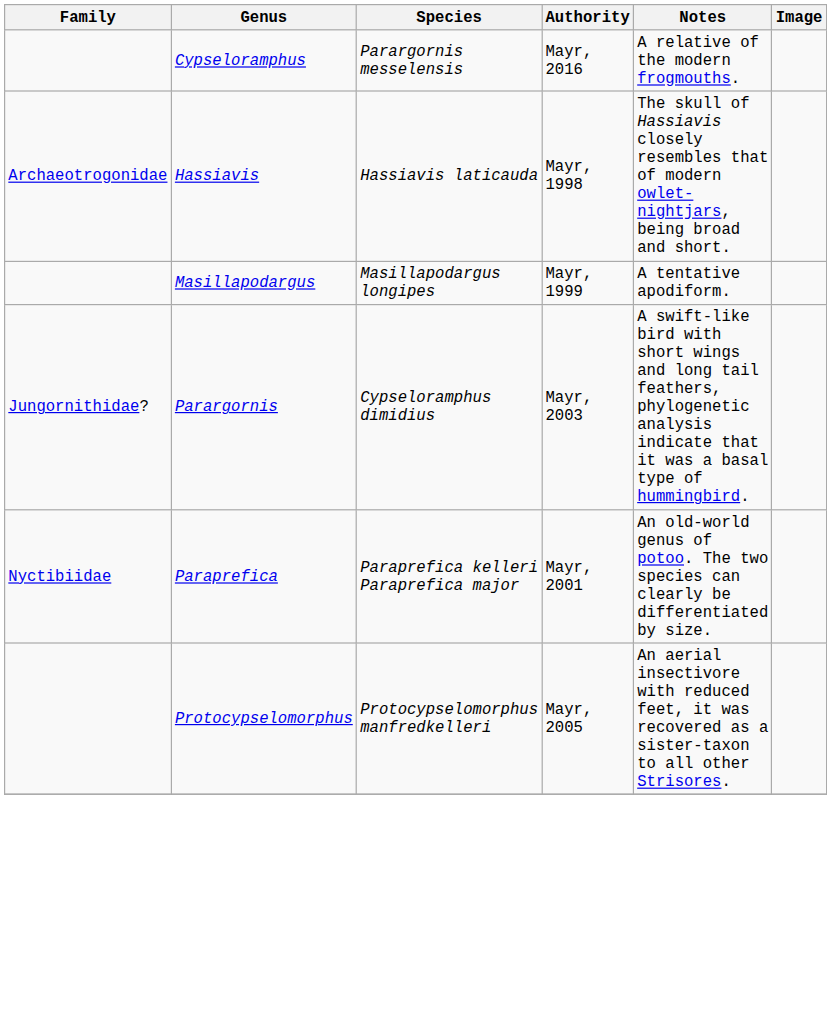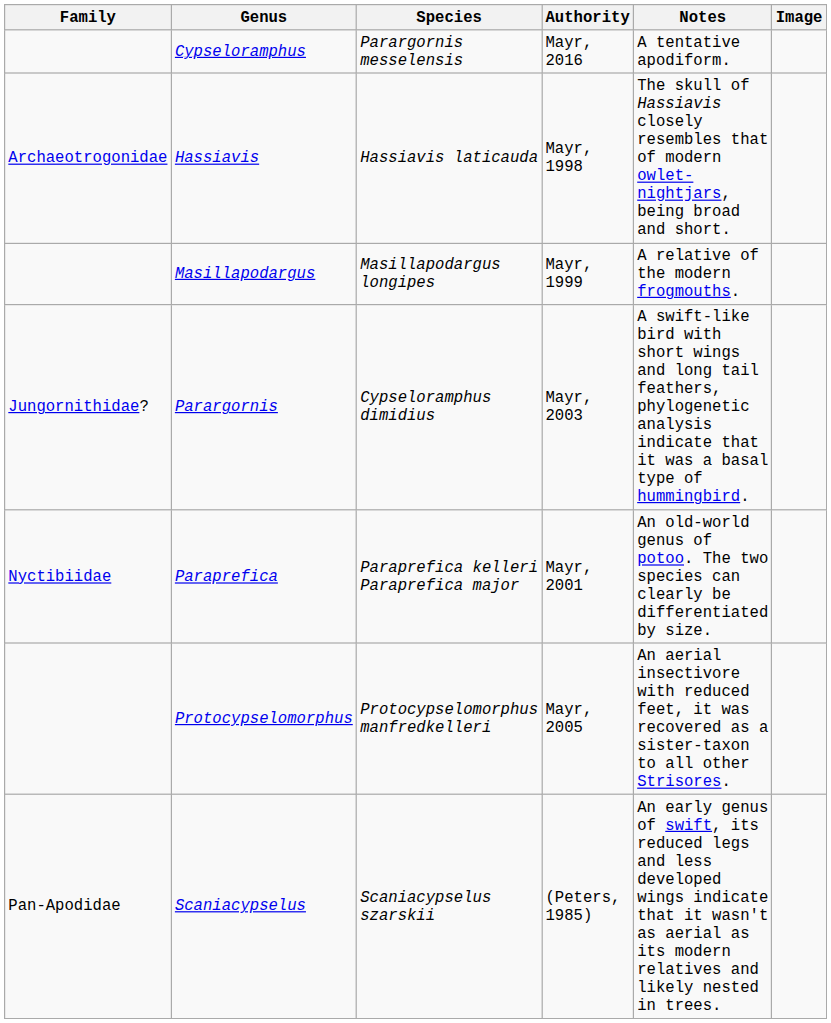(698, 61) A relative of the modern frogmouths. -> (689, 52) A tentative apodiform.
(689, 283) A tentative apodiform. -> (698, 274) A relative of the modern frogmouths.
+ row: (240, 906)
